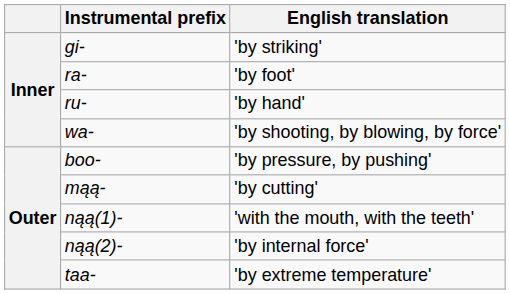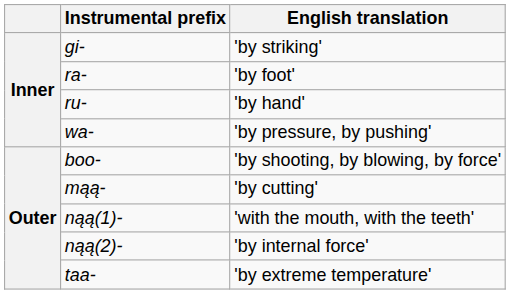(368, 132) 'by shooting, by blowing, by force' -> (333, 132) 'by pressure, by pushing'
(333, 160) 'by pressure, by pushing' -> (368, 160) 'by shooting, by blowing, by force'
